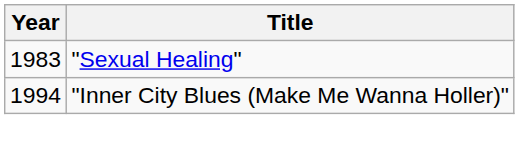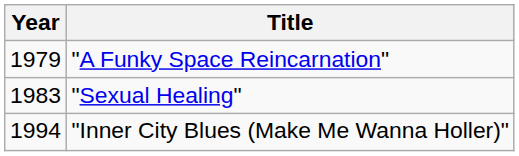+ row: (230, 58)
